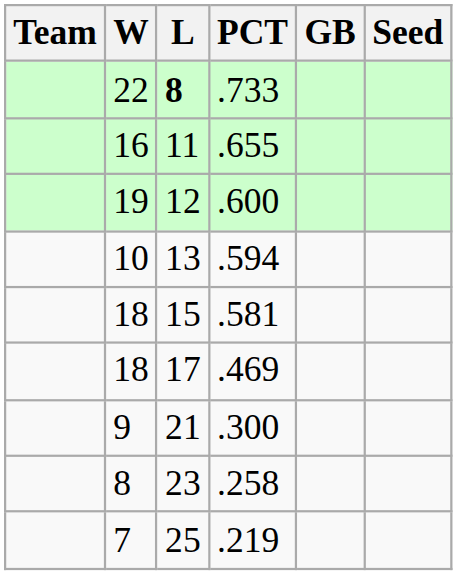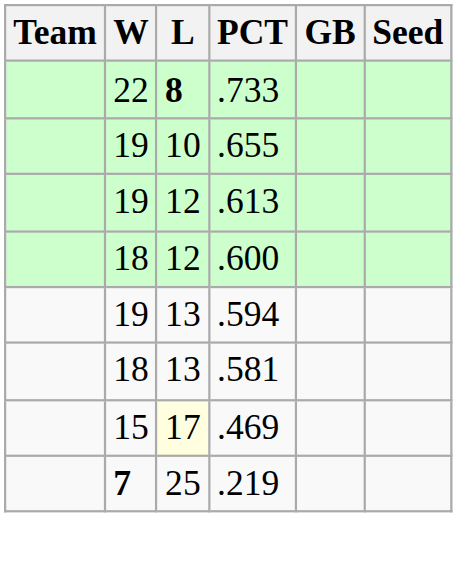(131, 145) 16 -> (131, 145) 19
(182, 145) 11 -> (183, 145) 10
+ row: (248, 201)
(131, 201) 19 -> (131, 257) 18
(131, 257) 10 -> (131, 314) 19
(183, 314) 15 -> (183, 370) 13
(131, 370) 18 -> (131, 426) 15
(183, 370) no background -> (183, 426) lightyellow background
- row: (248, 426)
- row: (248, 483)
(122, 539) normal -> (122, 483) bold
